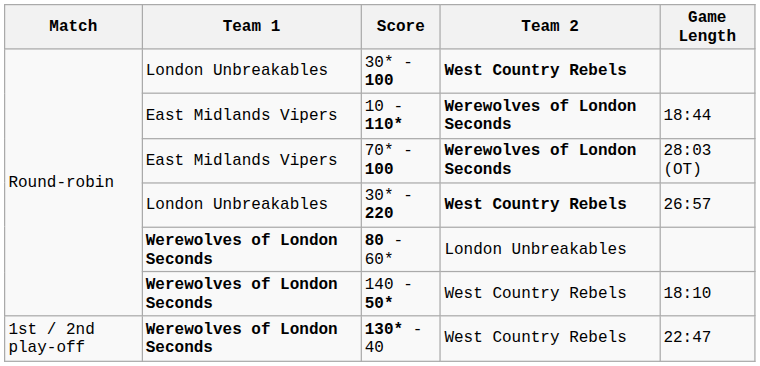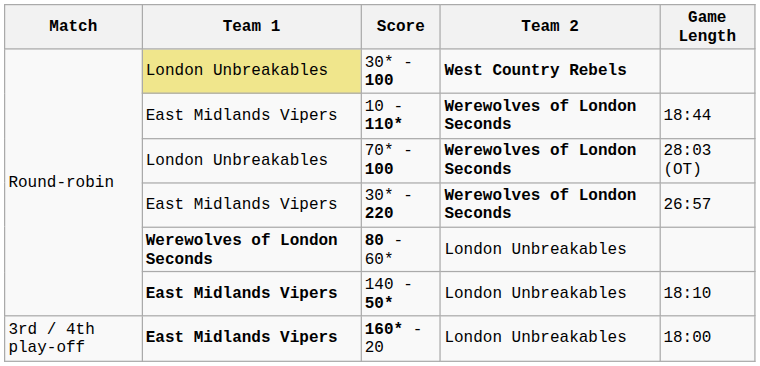(237, 71) no background -> (237, 71) khaki background
(242, 160) East Midlands Vipers -> (237, 160) London Unbreakables
(237, 205) London Unbreakables -> (242, 205) East Midlands Vipers
(536, 205) West Country Rebels -> (540, 205) Werewolves of London Seconds
(242, 294) Werewolves of London Seconds -> (242, 294) East Midlands Vipers
(536, 294) West Country Rebels -> (536, 294) London Unbreakables
+ row: (394, 338)
- row: (394, 338)
